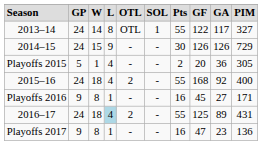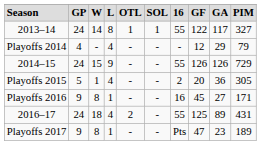(180, 13) Pts -> (178, 13) 16
(130, 30) OTL -> (130, 30) 1
+ row: (37, 47)
(180, 47) 30 -> (180, 64) 55
- row: (37, 81)
(110, 115) lightblue background -> (110, 115) no background
(180, 132) 16 -> (180, 132) Pts
(245, 132) 136 -> (243, 132) 189
